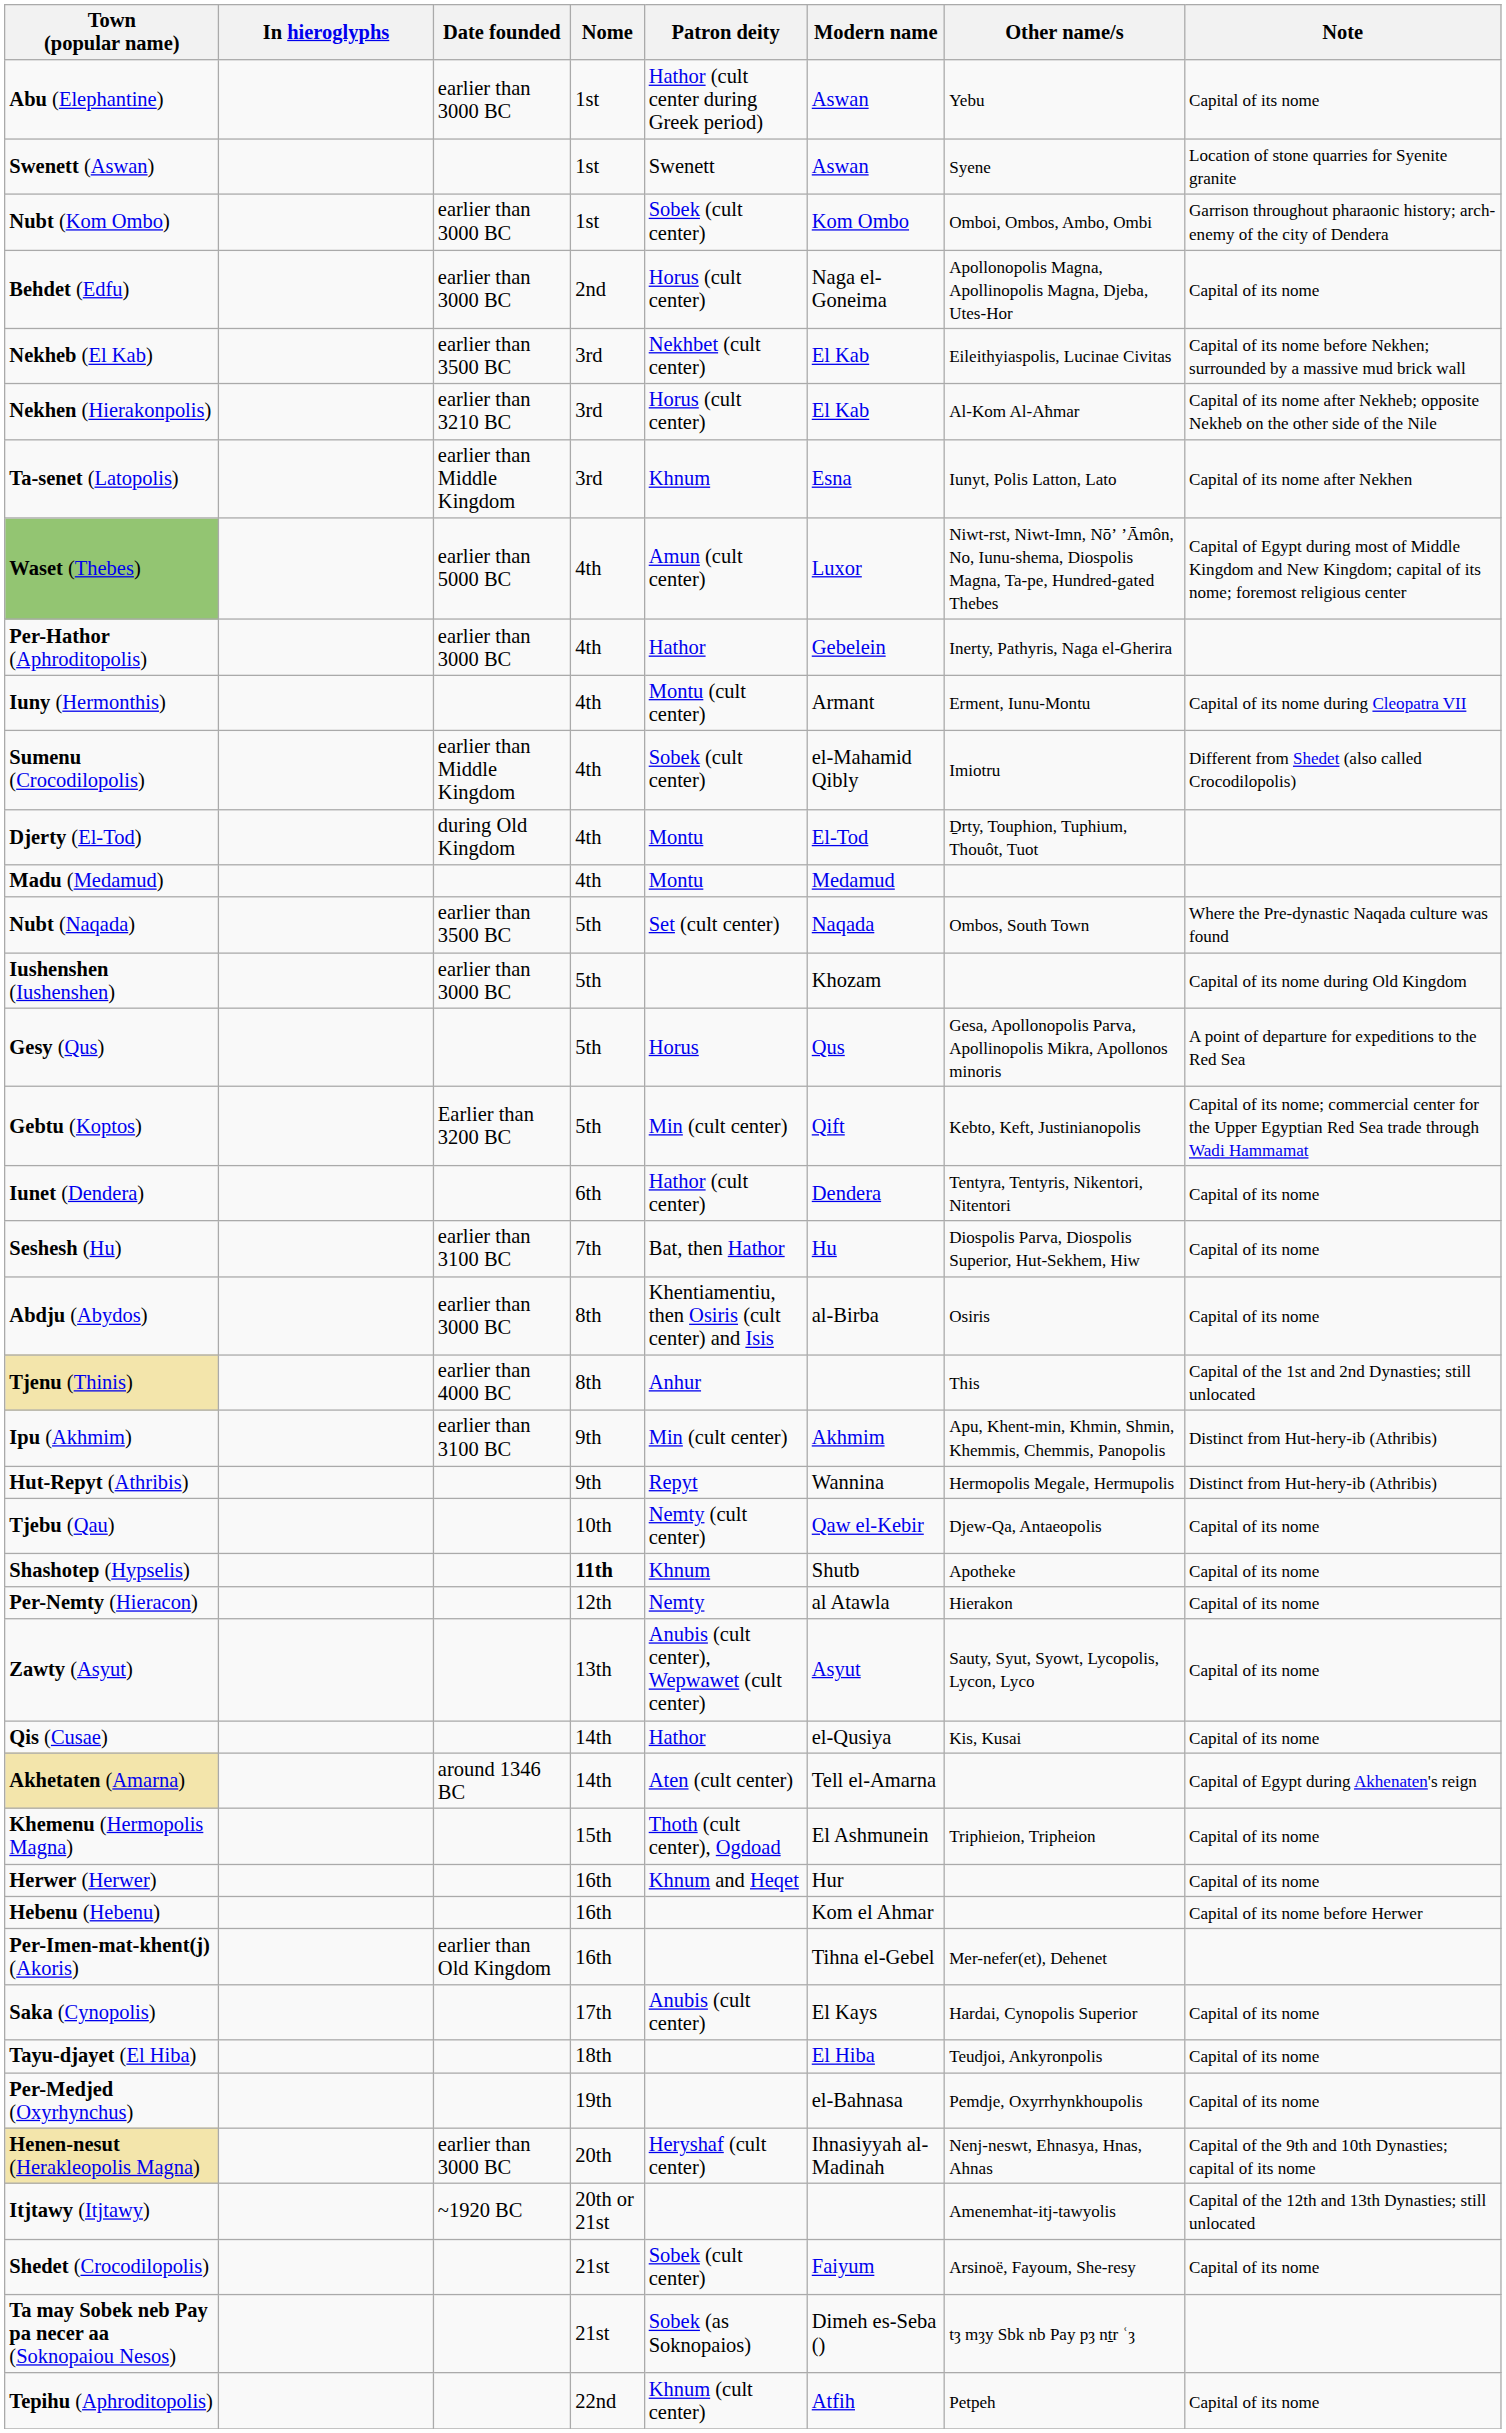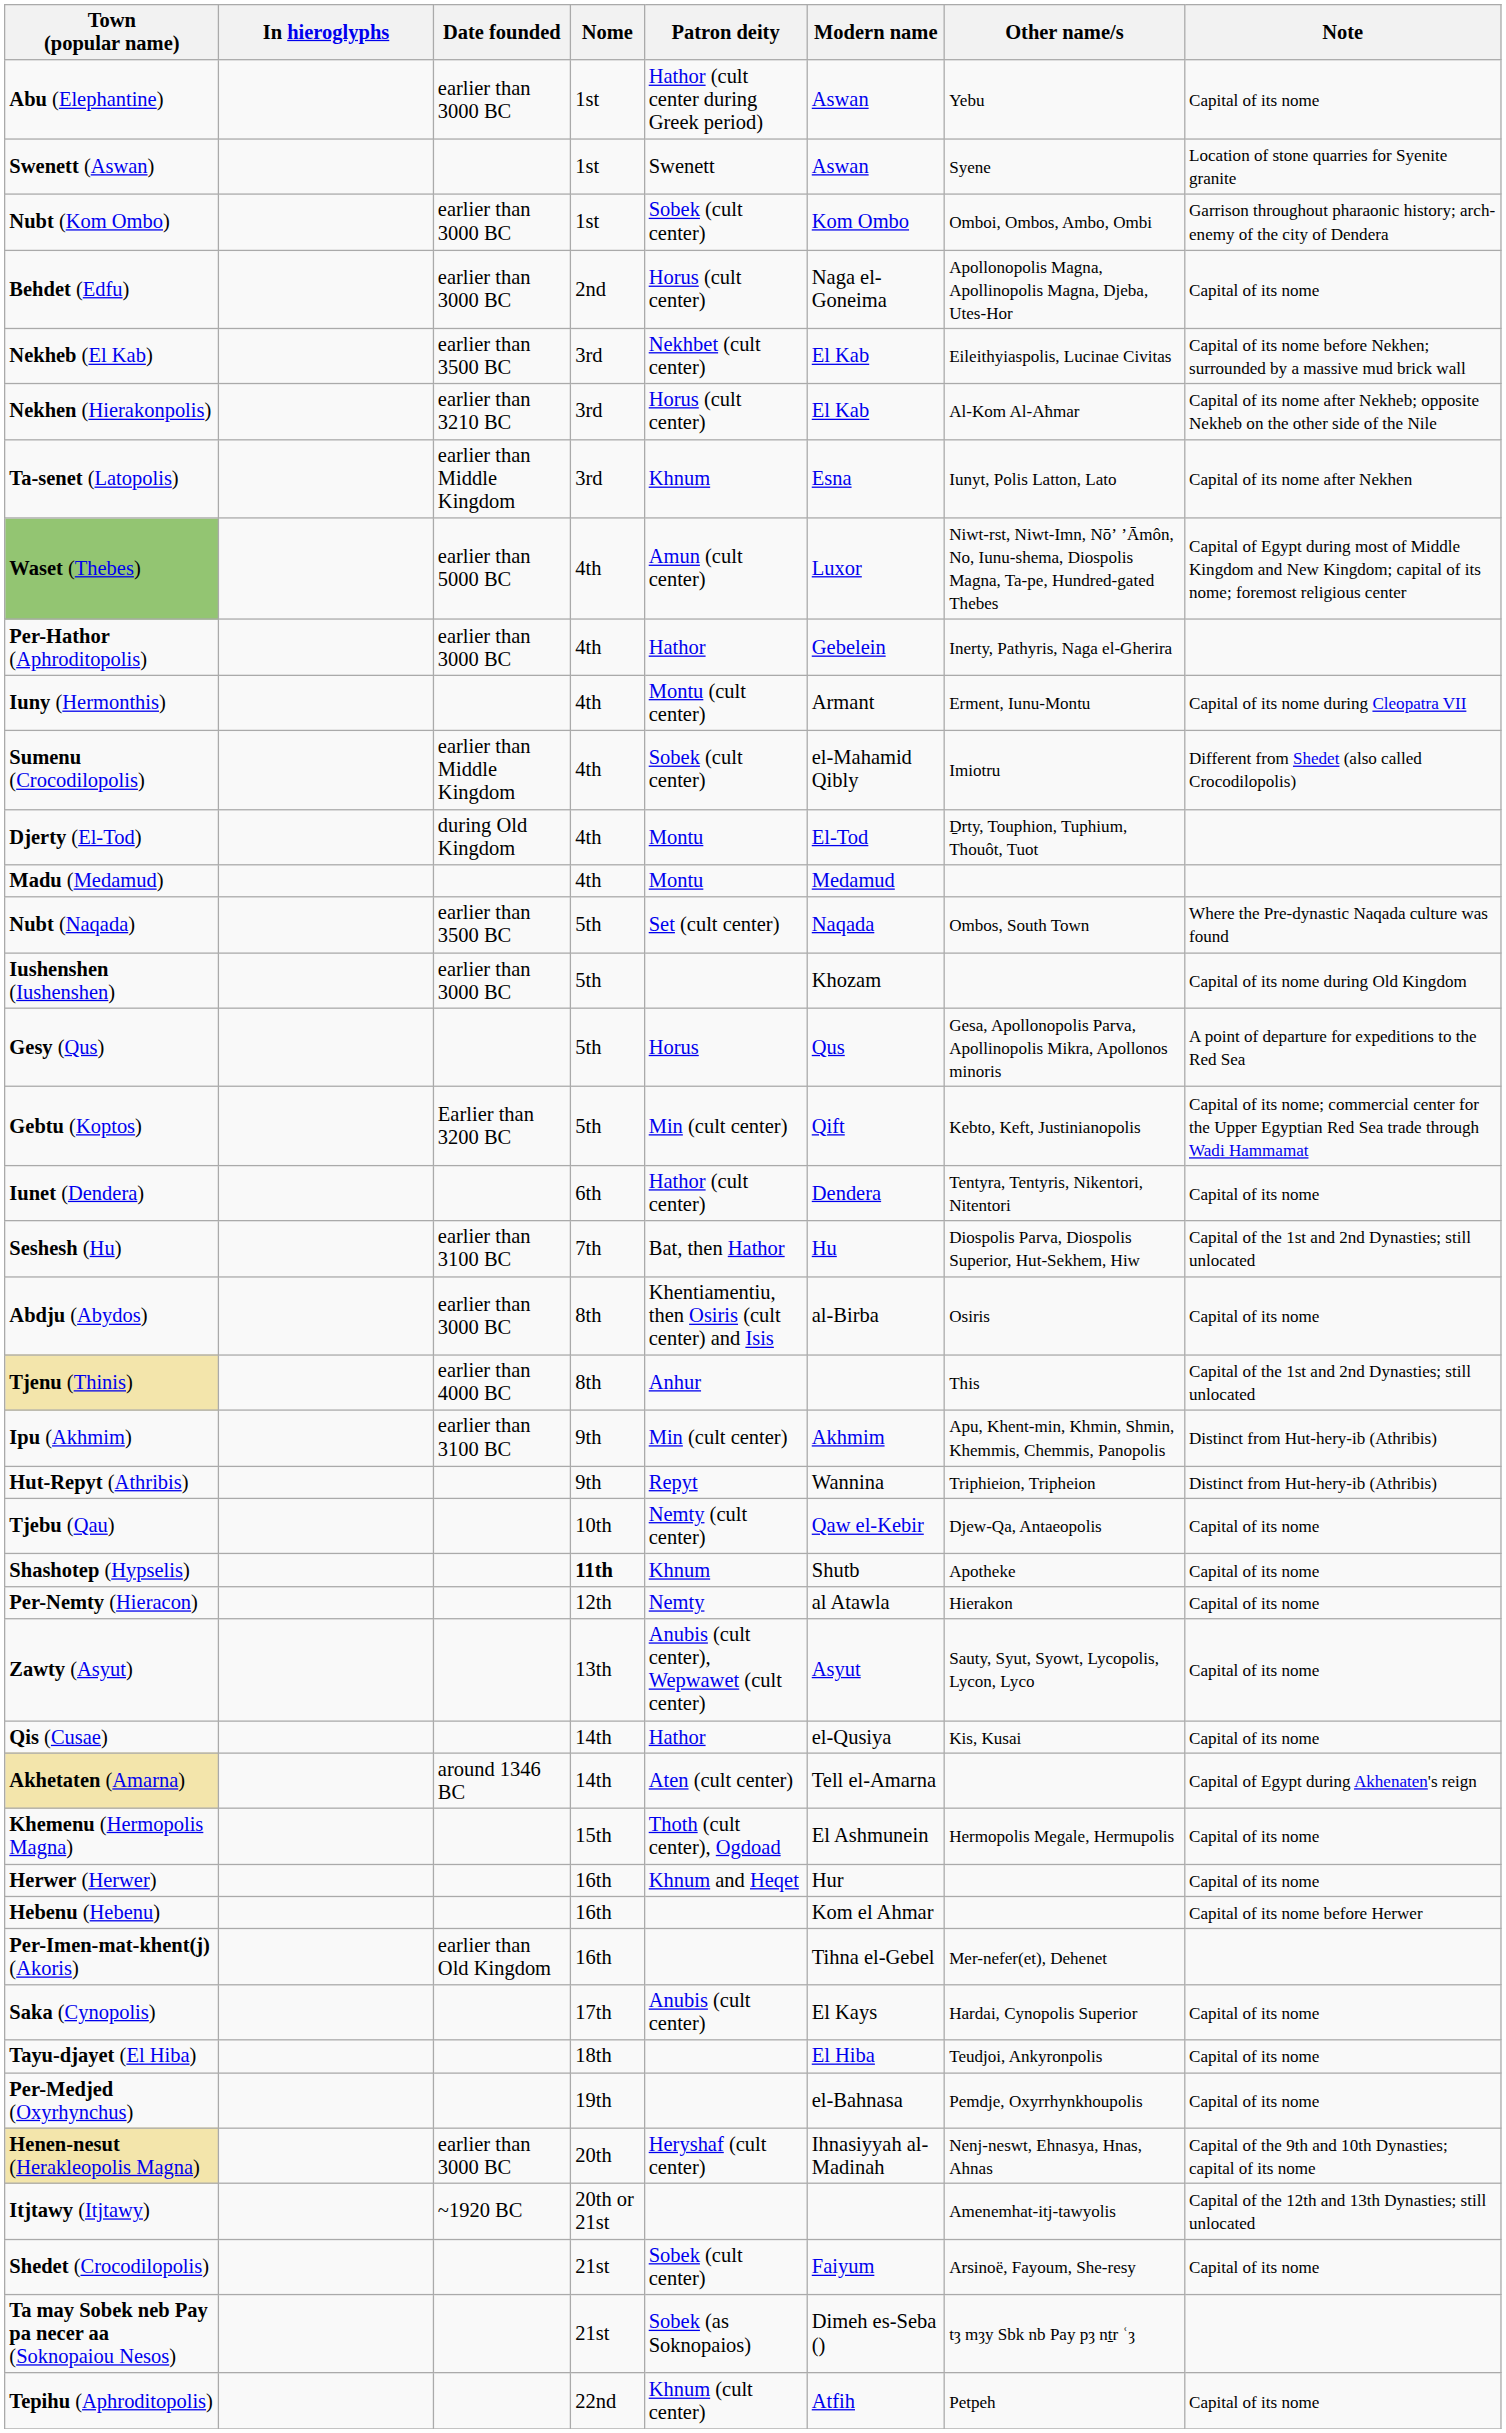(1254, 1249) Capital of its nome -> (1330, 1249) Capital of the 1st and 2nd Dynasties; still unlocated
(1062, 1483) Hermopolis Megale, Hermupolis -> (1022, 1483) Triphieion, Tripheion
(1022, 1837) Triphieion, Tripheion -> (1062, 1837) Hermopolis Megale, Hermupolis
